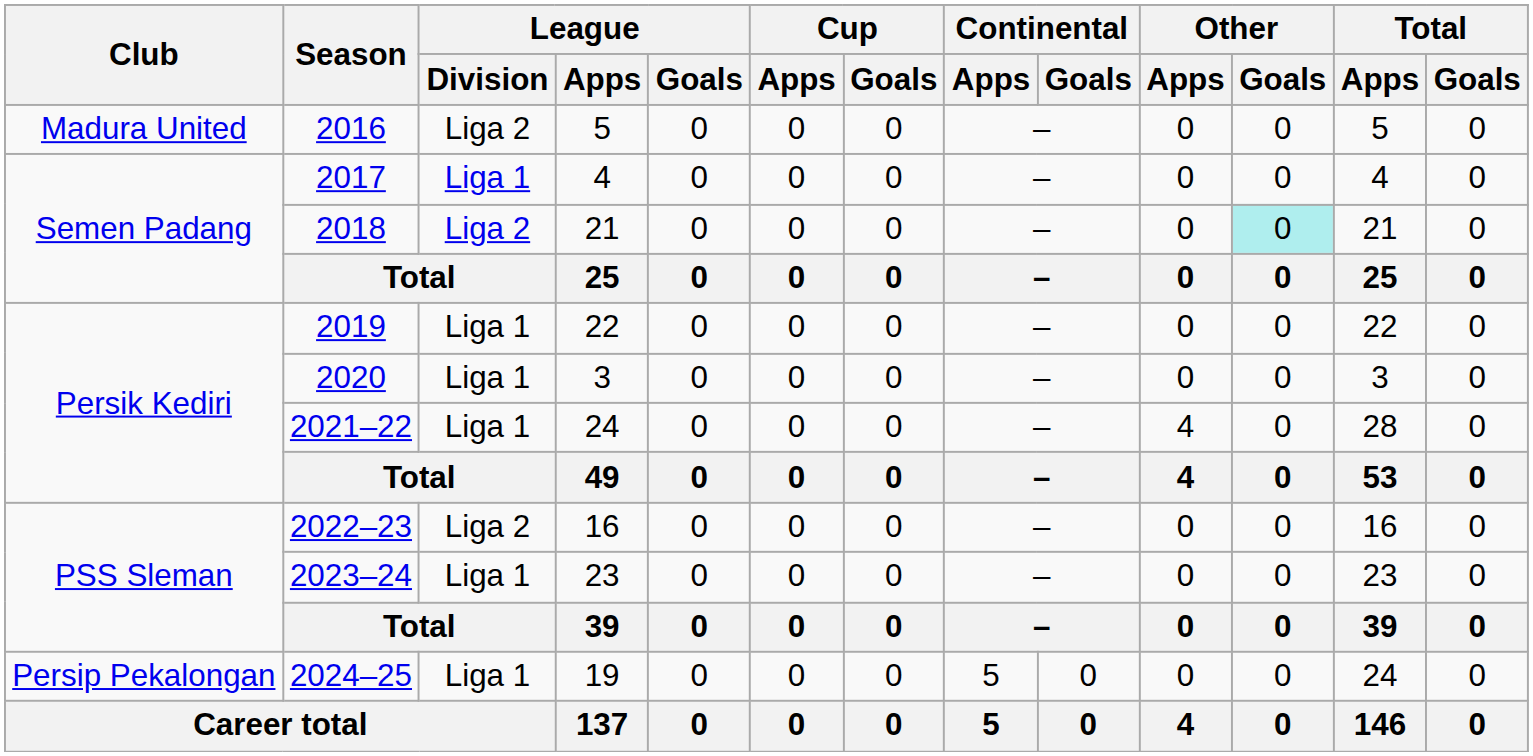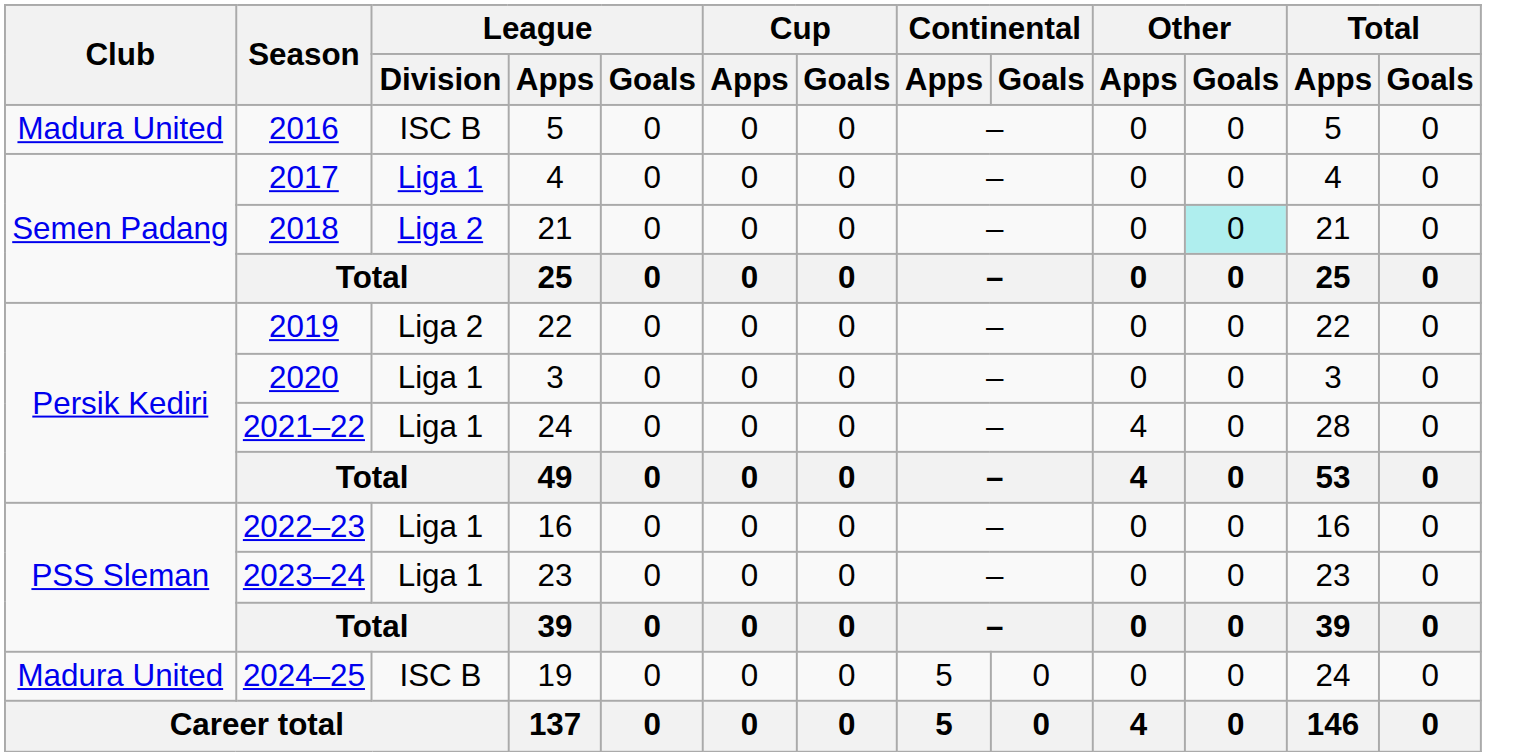(487, 128) Liga 2 -> (440, 128) ISC B
(487, 327) Liga 1 -> (440, 327) Liga 2
(487, 526) Liga 2 -> (440, 526) Liga 1
(144, 675) Persip Pekalongan -> (120, 675) Madura United
(487, 675) Liga 1 -> (440, 675) ISC B
